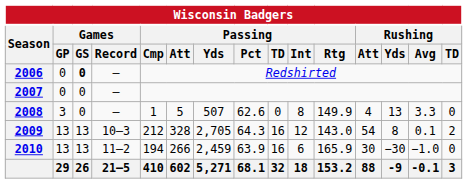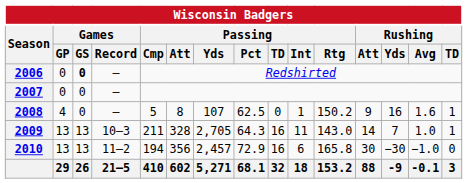(63, 111) 3 -> (63, 111) 4
(153, 111) 1 -> (153, 111) 5
(180, 111) 5 -> (180, 111) 8
(214, 111) 507 -> (214, 111) 107
(251, 111) 62.6 -> (251, 111) 62.5
(301, 111) 8 -> (301, 111) 1
(335, 111) 149.9 -> (335, 111) 150.2
(368, 111) 4 -> (368, 111) 9
(395, 111) 13 -> (395, 111) 16
(425, 111) 3.3 -> (425, 111) 1.6
(452, 111) 0 -> (452, 111) 1
(153, 130) 212 -> (153, 130) 211
(301, 130) 12 -> (301, 130) 11
(368, 130) 54 -> (368, 130) 14
(395, 130) 8 -> (395, 130) 7
(425, 130) 0.1 -> (425, 130) 1.0
(452, 130) 2 -> (452, 130) 1
(180, 149) 266 -> (180, 149) 356
(214, 149) 2,459 -> (214, 149) 2,457
(251, 149) 63.9 -> (251, 149) 72.9
(335, 149) 165.9 -> (335, 149) 165.8
